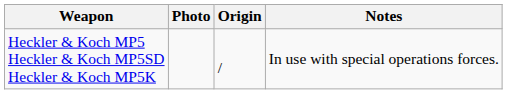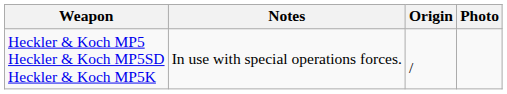columns swapped: (191, 16) <-> (384, 16)
